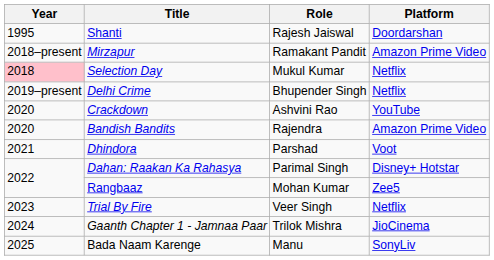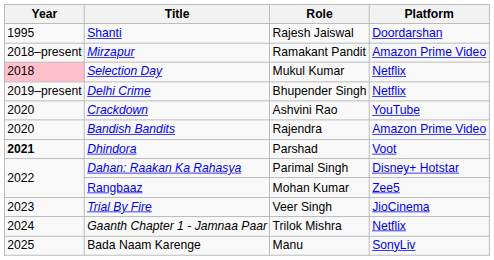(21, 149) normal -> (21, 149) bold
(389, 206) Netflix -> (401, 206) JioCinema
(401, 226) JioCinema -> (389, 226) Netflix
